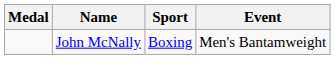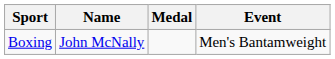columns swapped: (28, 17) <-> (170, 17)
